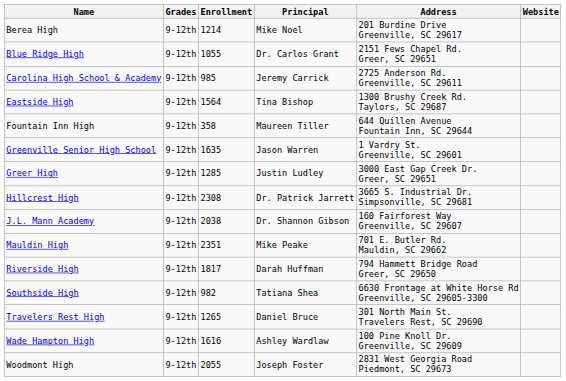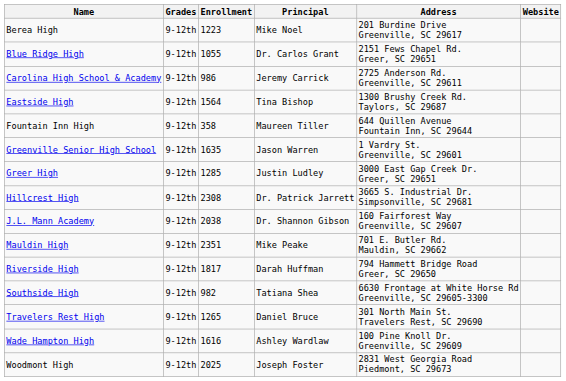(211, 30) 1214 -> (211, 30) 1223
(208, 78) 985 -> (208, 78) 986
(211, 365) 2055 -> (211, 365) 2025
